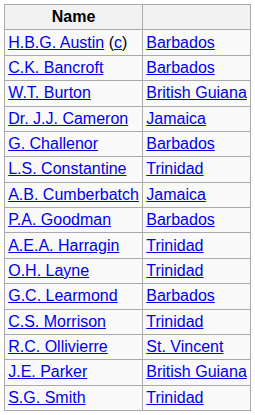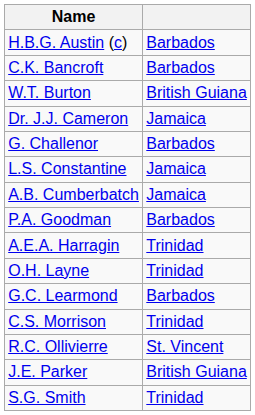(175, 169) Trinidad -> (176, 169) Jamaica
